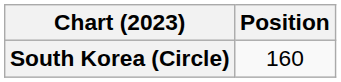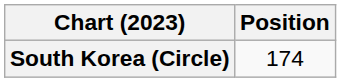(285, 58) 160 -> (285, 58) 174
